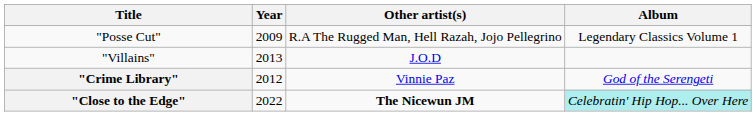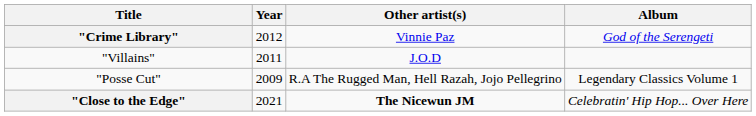rows swapped: (128, 79) <-> (128, 36)
(269, 57) 2013 -> (269, 57) 2011
(269, 100) 2022 -> (269, 100) 2021
(658, 100) paleturquoise background -> (658, 100) no background
